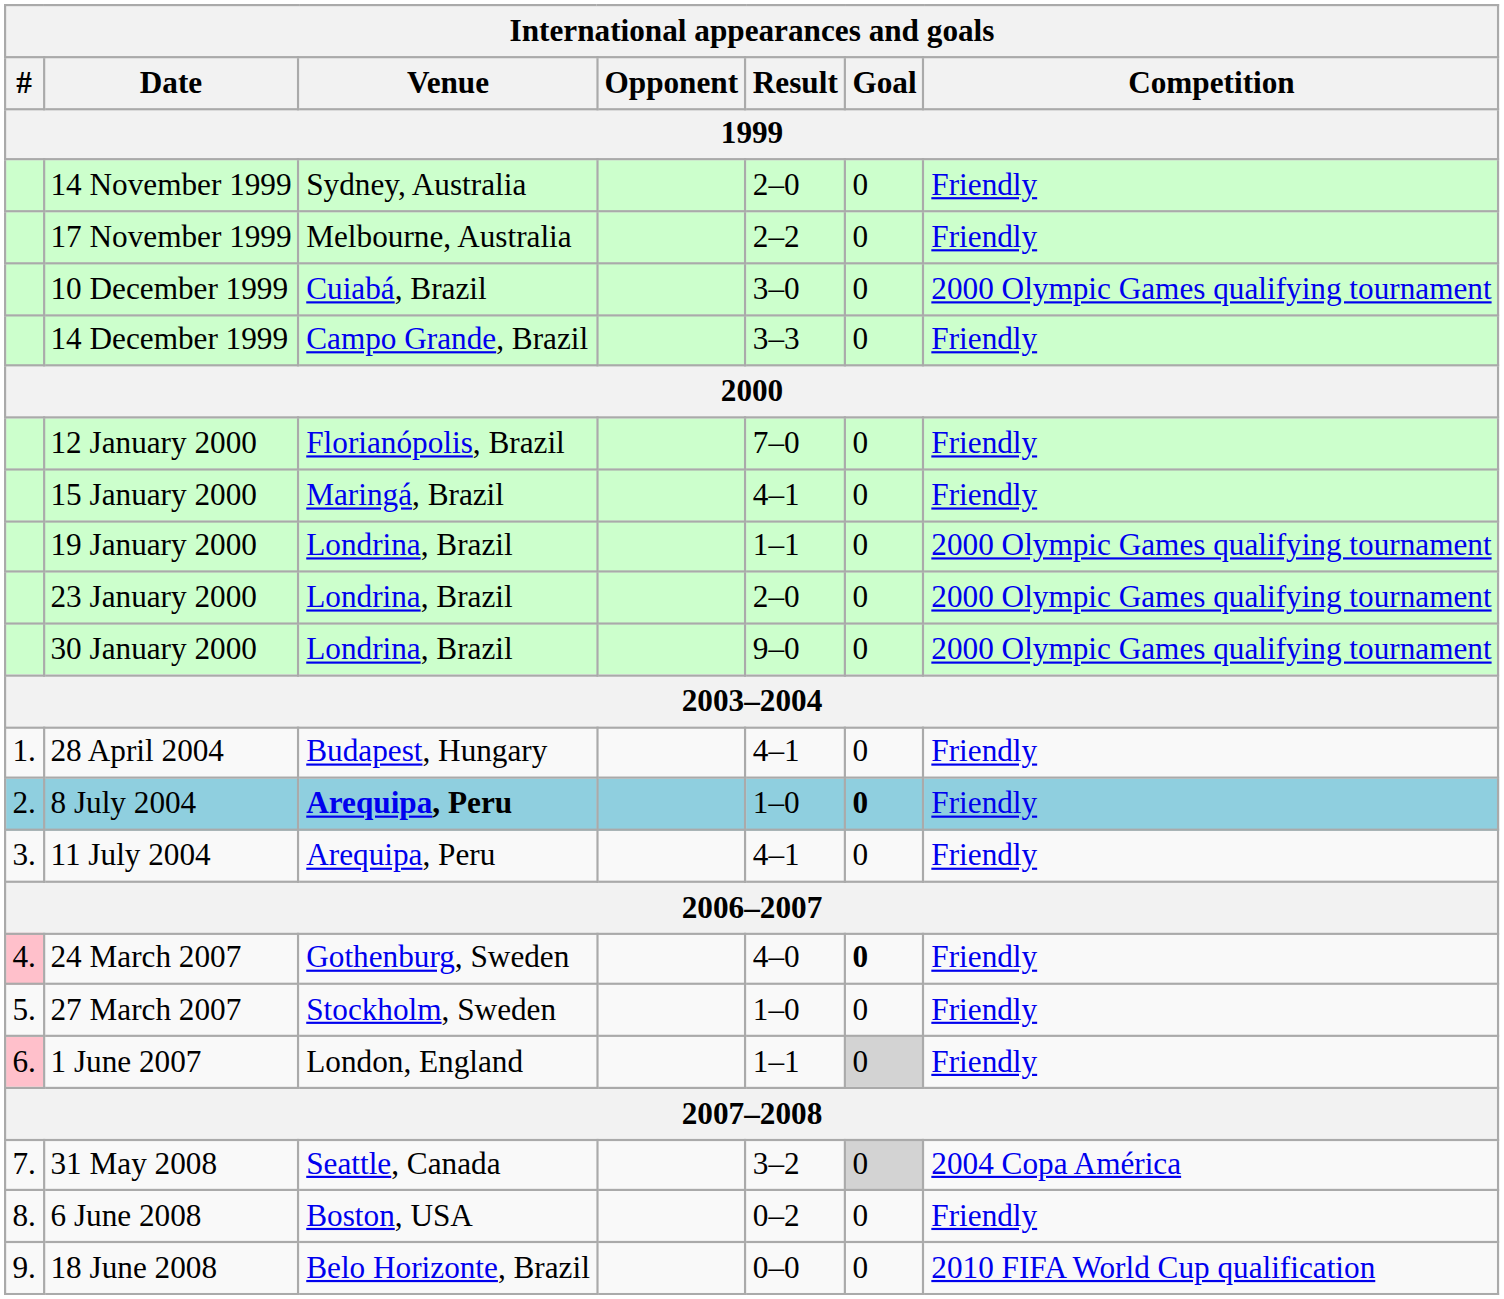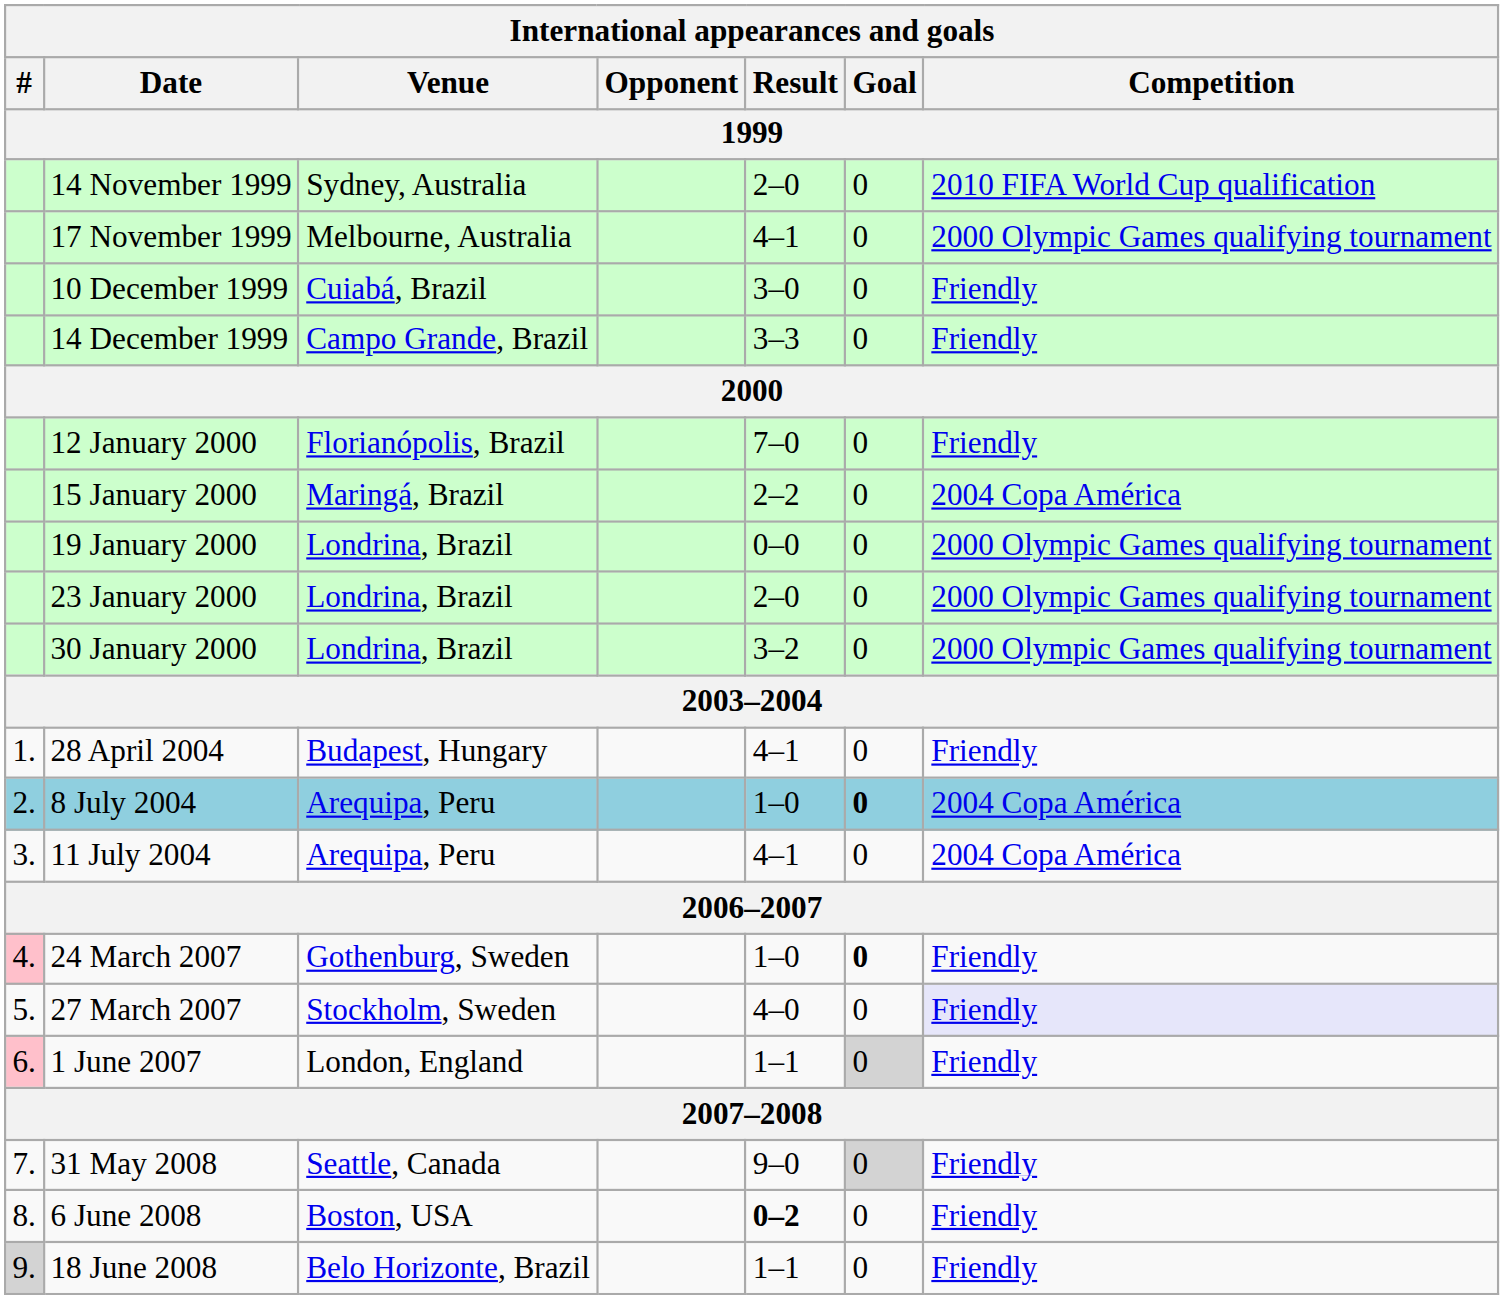(984, 185) Friendly -> (1153, 185) 2010 FIFA World Cup qualification
(776, 236) 2–2 -> (776, 236) 4–1
(984, 236) Friendly -> (1211, 236) 2000 Olympic Games qualifying tournament
(1211, 288) 2000 Olympic Games qualifying tournament -> (984, 288) Friendly
(776, 494) 4–1 -> (776, 494) 2–2
(984, 494) Friendly -> (1056, 494) 2004 Copa América
(776, 546) 1–1 -> (776, 546) 0–0
(776, 649) 9–0 -> (776, 649) 3–2
(409, 803) bold -> (401, 803) normal
(984, 803) Friendly -> (1056, 803) 2004 Copa América
(984, 855) Friendly -> (1056, 855) 2004 Copa América
(776, 958) 4–0 -> (776, 958) 1–0
(776, 1009) 1–0 -> (776, 1009) 4–0
(984, 1009) no background -> (984, 1009) lavender background
(776, 1164) 3–2 -> (776, 1164) 9–0
(1056, 1164) 2004 Copa América -> (984, 1164) Friendly
(776, 1216) normal -> (776, 1216) bold
(24, 1267) no background -> (24, 1267) lightgrey background
(776, 1267) 0–0 -> (776, 1267) 1–1
(1153, 1267) 2010 FIFA World Cup qualification -> (984, 1267) Friendly
